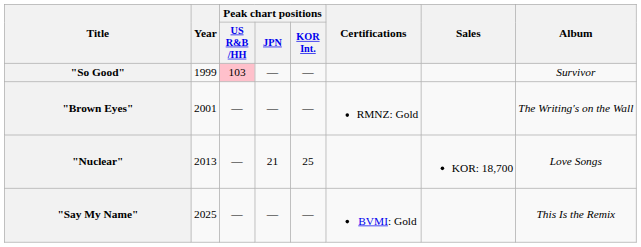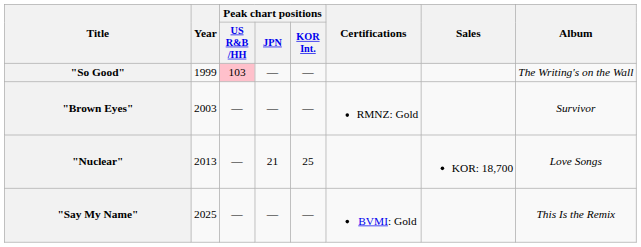(576, 72) Survivor -> (576, 72) The Writing's on the Wall
(205, 108) 2001 -> (205, 108) 2003
(576, 108) The Writing's on the Wall -> (576, 108) Survivor
